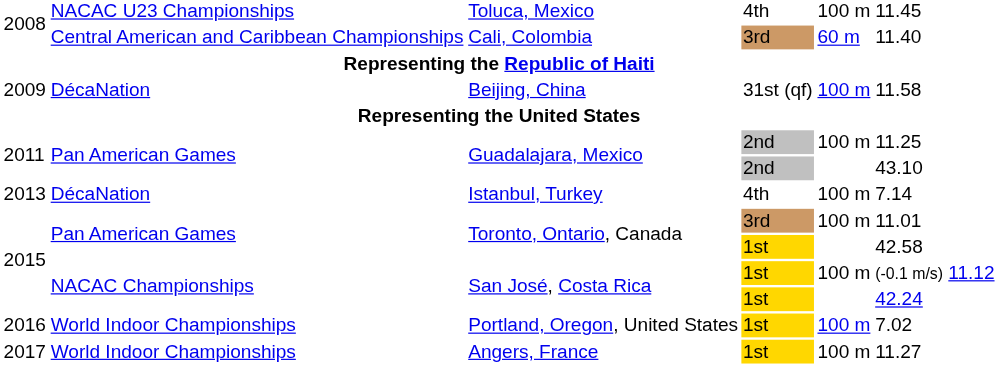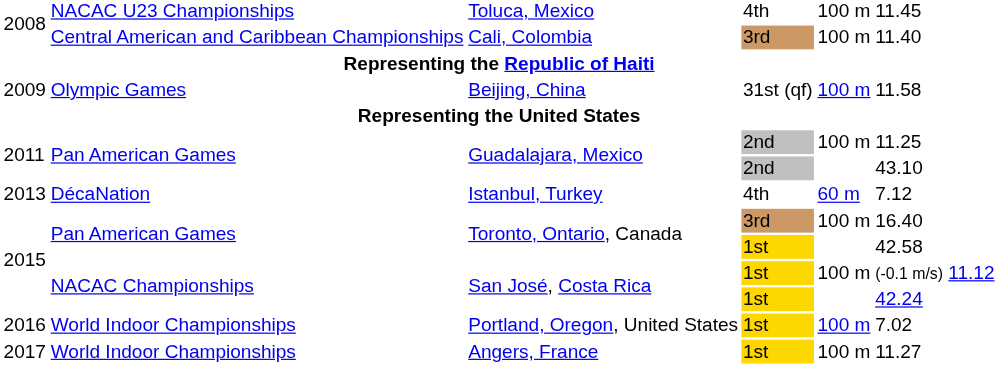(839, 37) 60 m -> (844, 37) 100 m
(100, 89) DécaNation -> (118, 89) Olympic Games
(844, 194) 100 m -> (839, 194) 60 m
(894, 194) 7.14 -> (894, 194) 7.12
(898, 220) 11.01 -> (899, 220) 16.40
